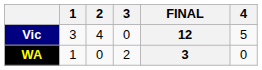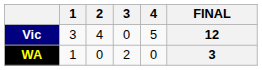columns swapped: (244, 14) <-> (185, 14)
